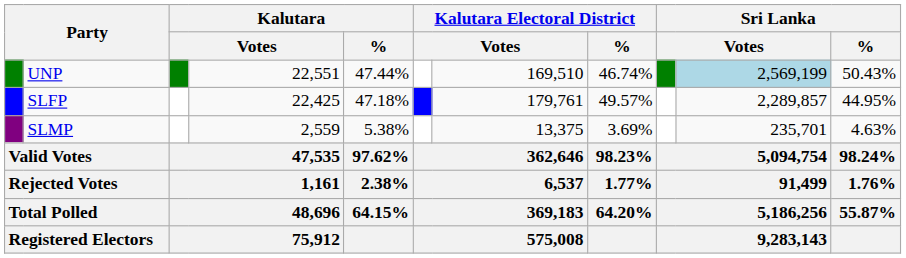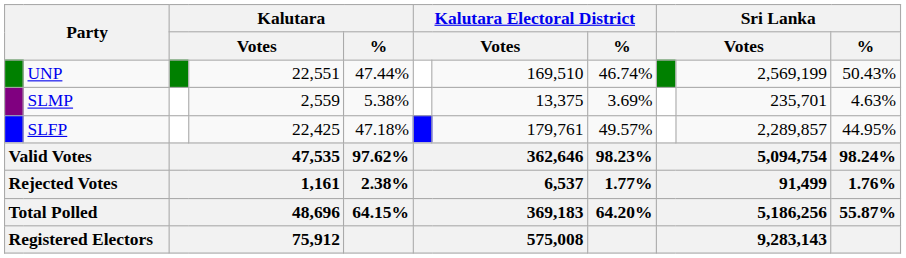(792, 73) lightblue background -> (792, 73) no background
rows swapped: (47, 101) <-> (50, 128)
